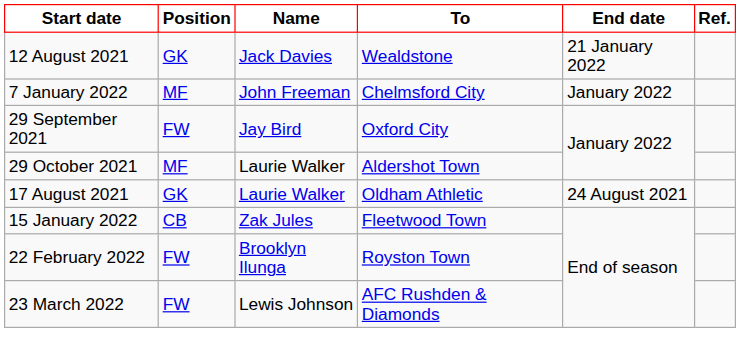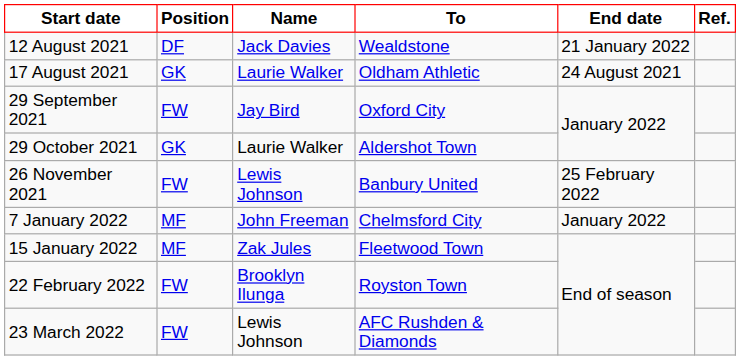(175, 56) GK -> (172, 46) DF
rows swapped: (69, 194) <-> (68, 92)
(175, 166) MF -> (173, 147) GK
+ row: (60, 184)
(175, 221) CB -> (173, 248) MF
